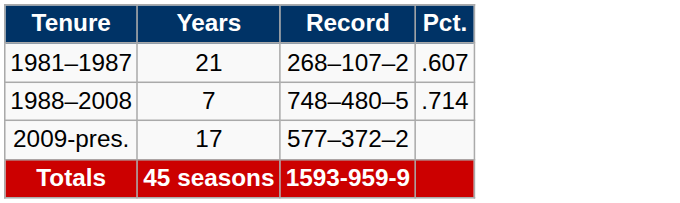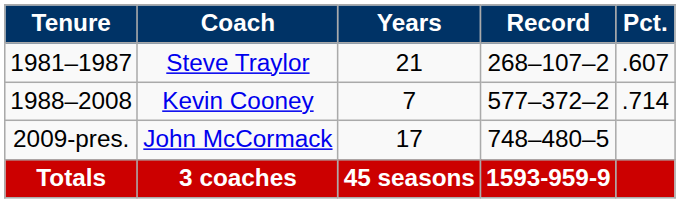+ column: (238, 23)
(348, 100) 748–480–5 -> (548, 100) 577–372–2
(348, 139) 577–372–2 -> (548, 139) 748–480–5
